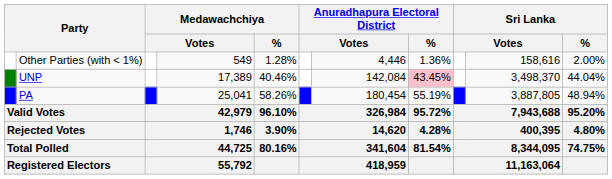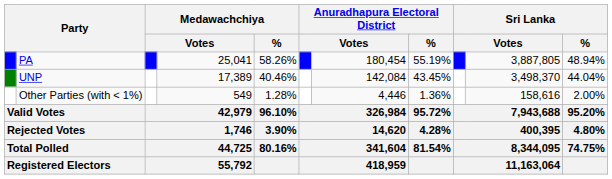rows swapped: (26, 95) <-> (81, 60)
(432, 78) pink background -> (432, 78) no background
